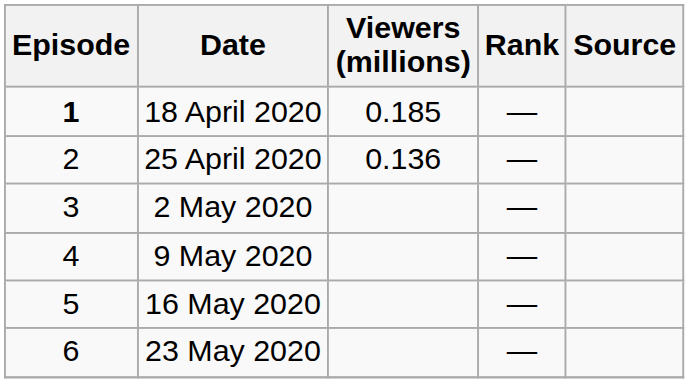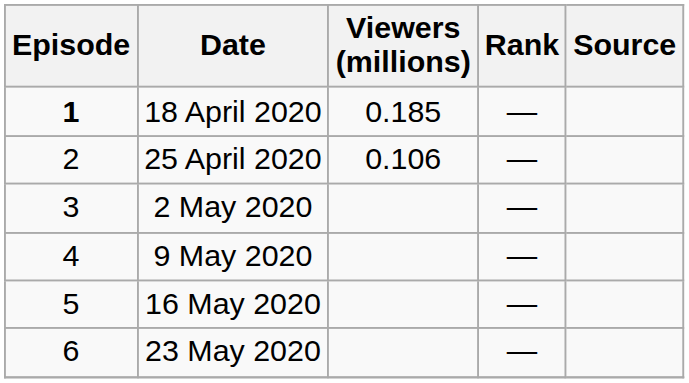(403, 159) 0.136 -> (403, 159) 0.106
